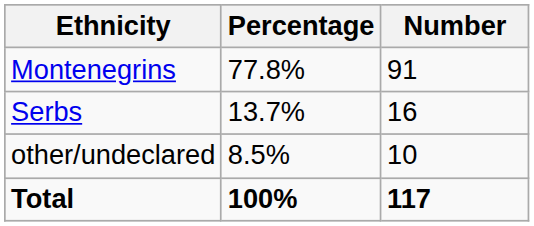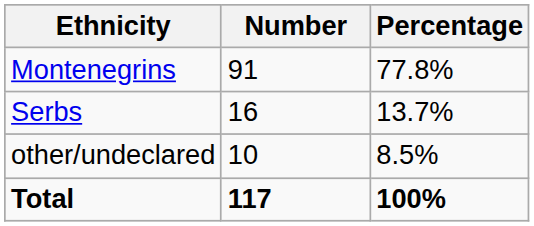columns swapped: (455, 26) <-> (301, 26)
